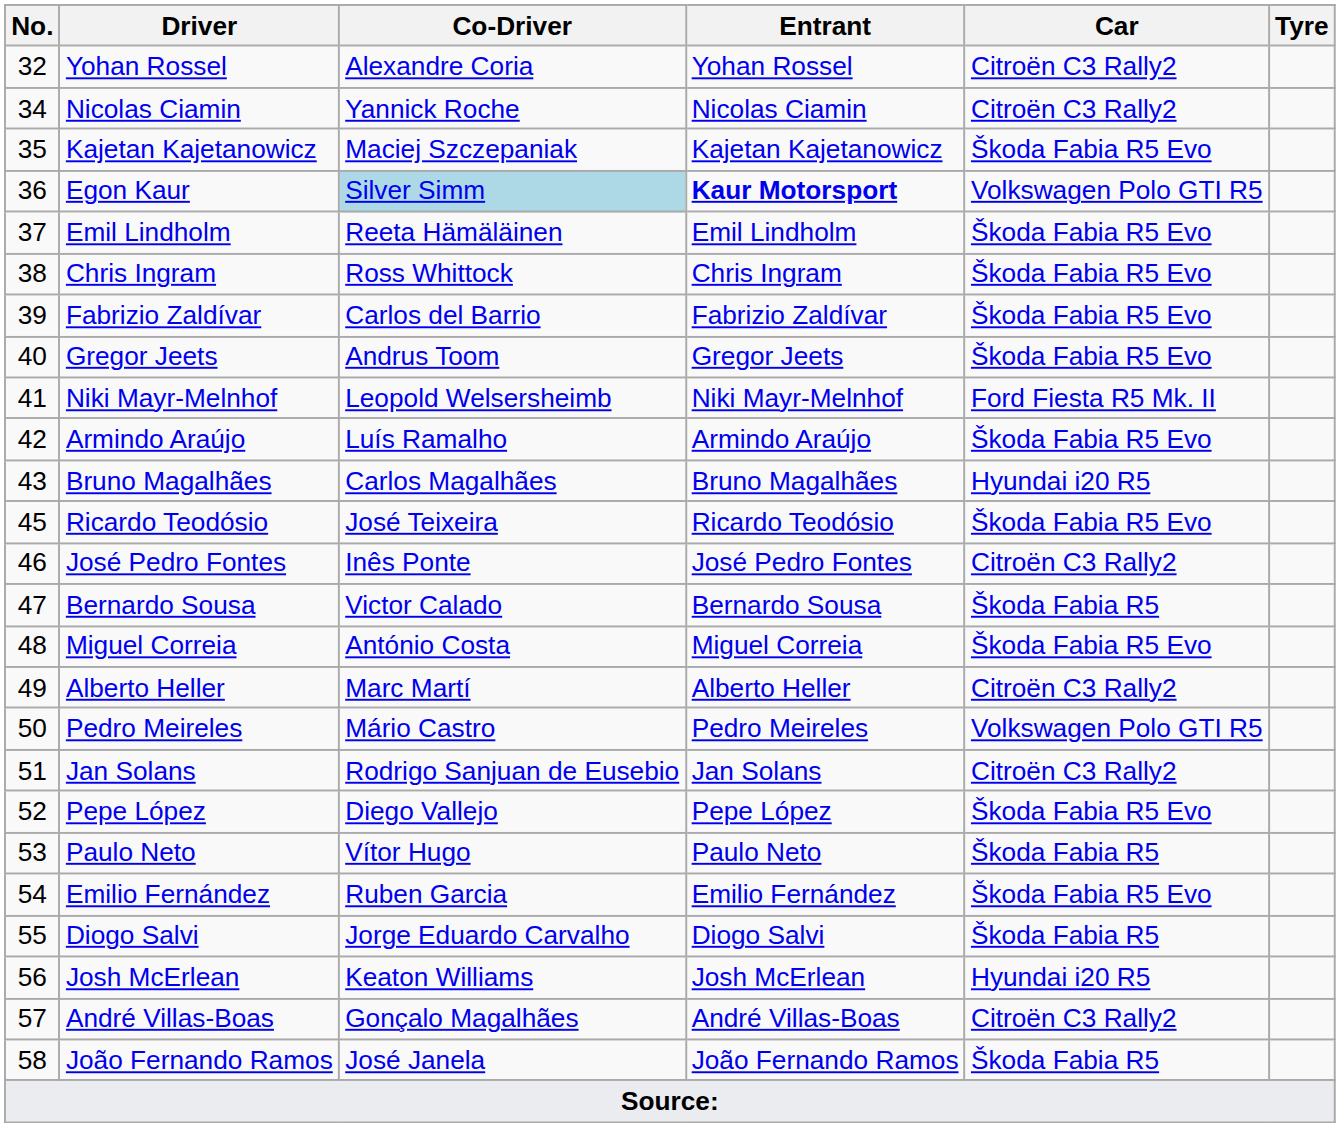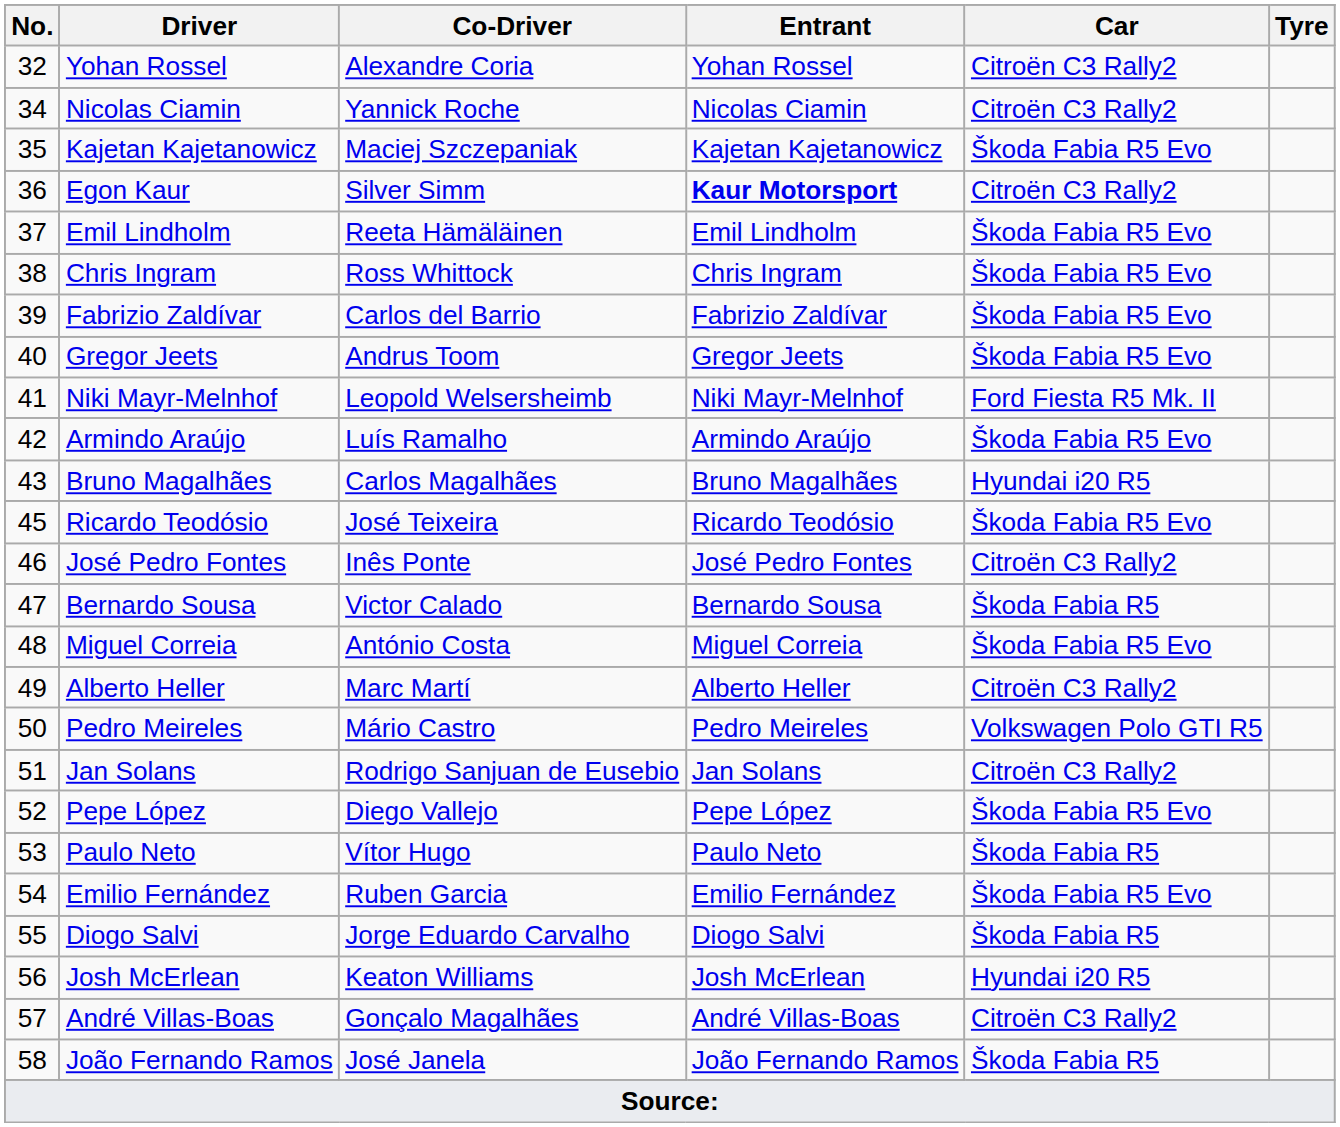(415, 191) lightblue background -> (415, 191) no background
(1117, 191) Volkswagen Polo GTI R5 -> (1074, 191) Citroën C3 Rally2
